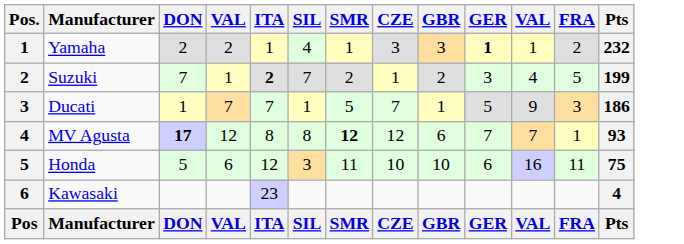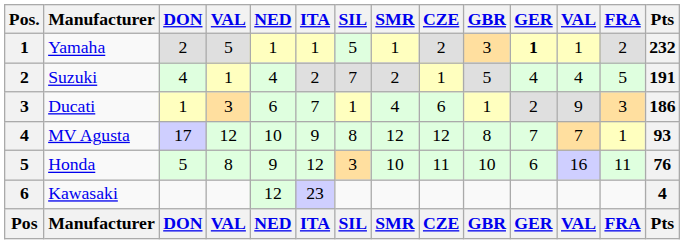+ column: (273, 18)
(228, 47) 2 -> (228, 47) 5
(307, 47) 4 -> (353, 47) 5
(395, 47) 3 -> (441, 47) 2
(183, 77) 7 -> (183, 77) 4
(269, 77) bold -> (315, 77) normal
(441, 77) 2 -> (487, 77) 5
(488, 77) 3 -> (533, 77) 4
(617, 77) 199 -> (662, 77) 191
(228, 106) 7 -> (228, 106) 3
(349, 106) 5 -> (395, 106) 4
(395, 106) 7 -> (441, 106) 6
(488, 106) 5 -> (533, 106) 2
(183, 135) bold -> (183, 135) normal
(269, 135) 8 -> (315, 135) 9
(349, 135) bold -> (395, 135) normal
(441, 135) 6 -> (487, 135) 8
(228, 164) 6 -> (228, 164) 8
(349, 164) 11 -> (395, 164) 10
(395, 164) 10 -> (441, 164) 11
(617, 164) 75 -> (662, 164) 76
